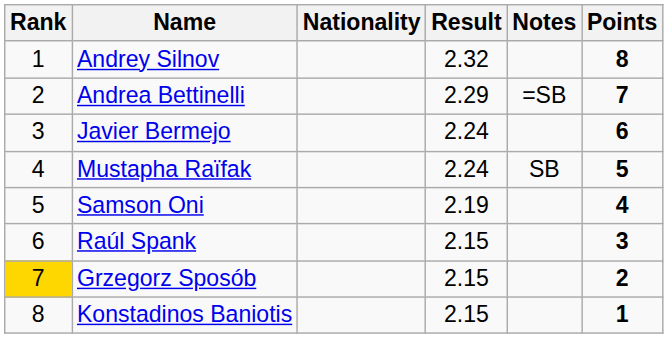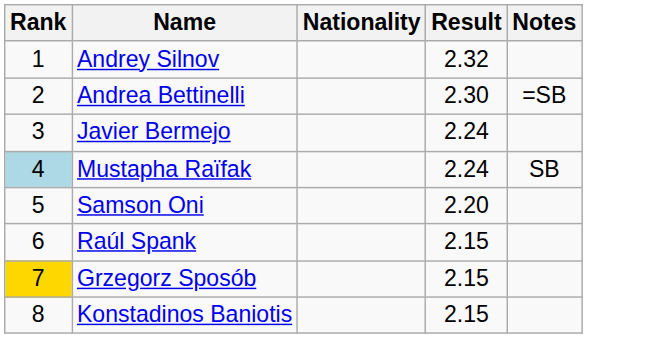- column: (622, 22)
(466, 95) 2.29 -> (466, 95) 2.30
(38, 168) no background -> (38, 168) lightblue background
(466, 205) 2.19 -> (466, 205) 2.20
